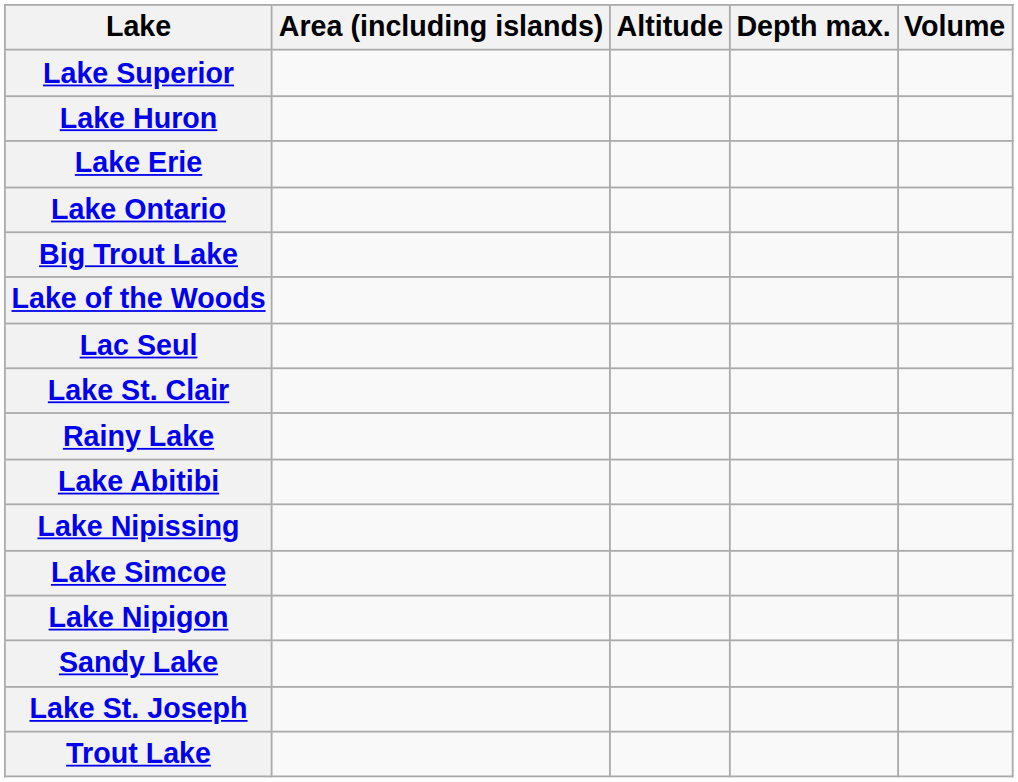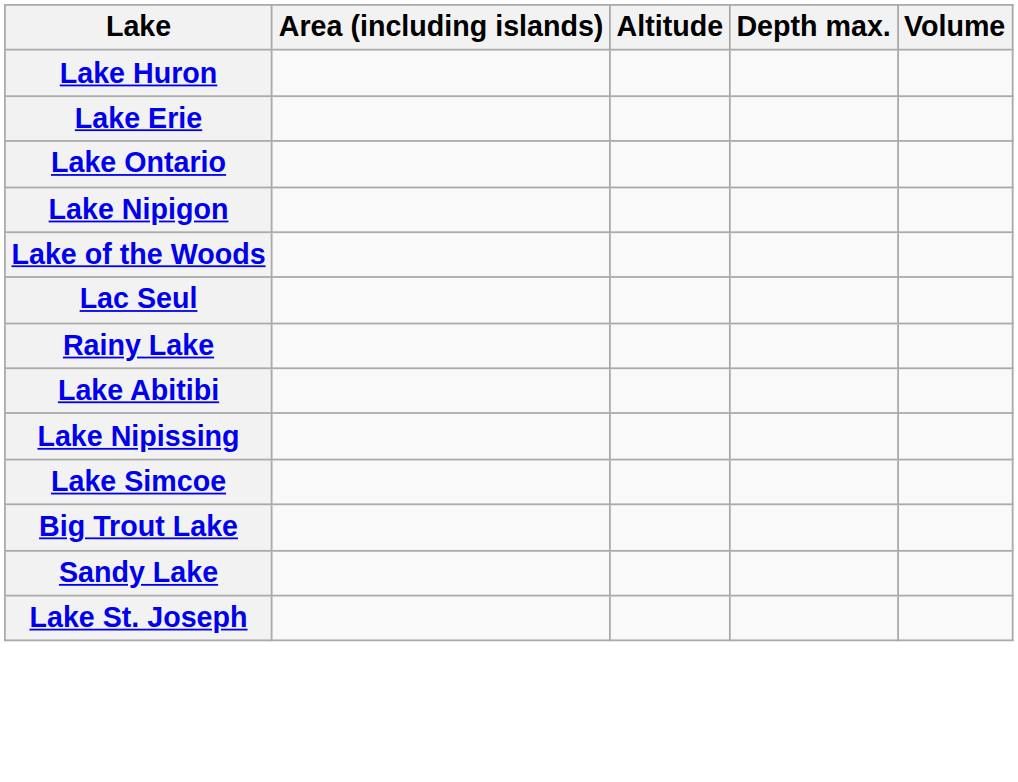- row: (139, 72)
rows swapped: (139, 617) <-> (139, 254)
- row: (139, 390)
- row: (139, 753)
